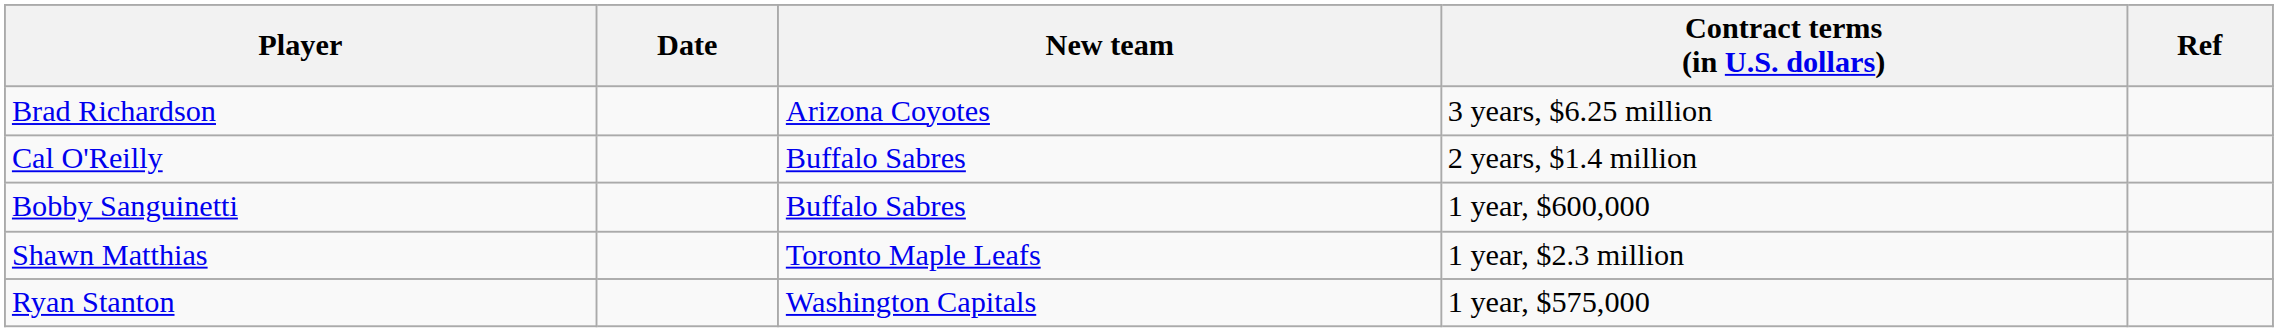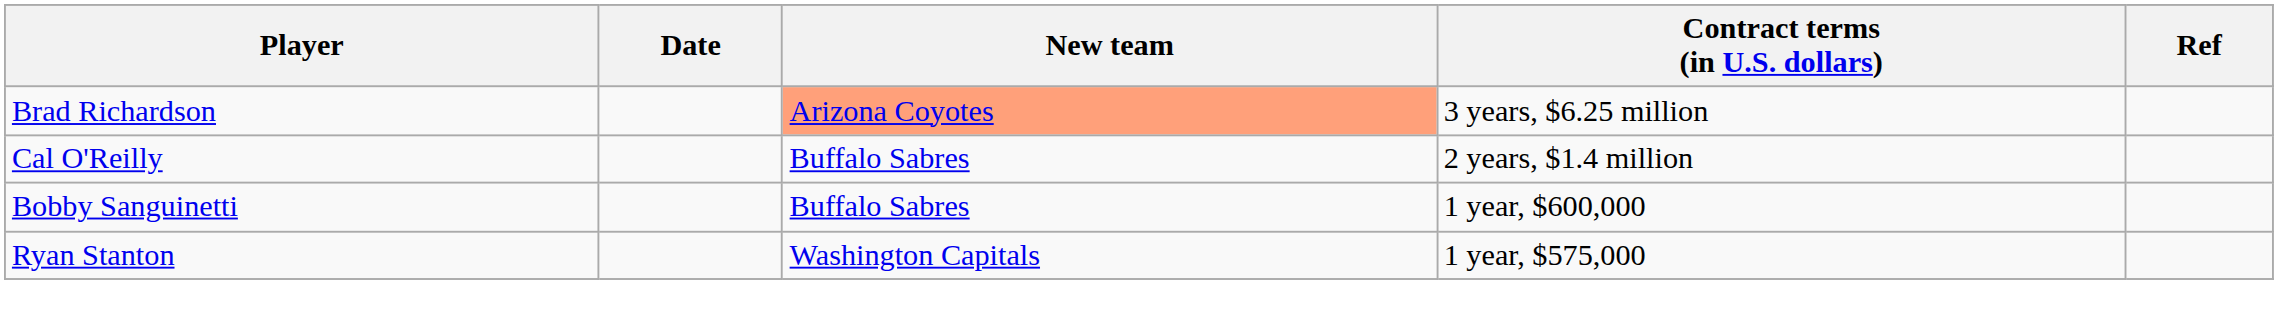(888, 110) no background -> (892, 110) lightsalmon background
- row: (110, 254)
